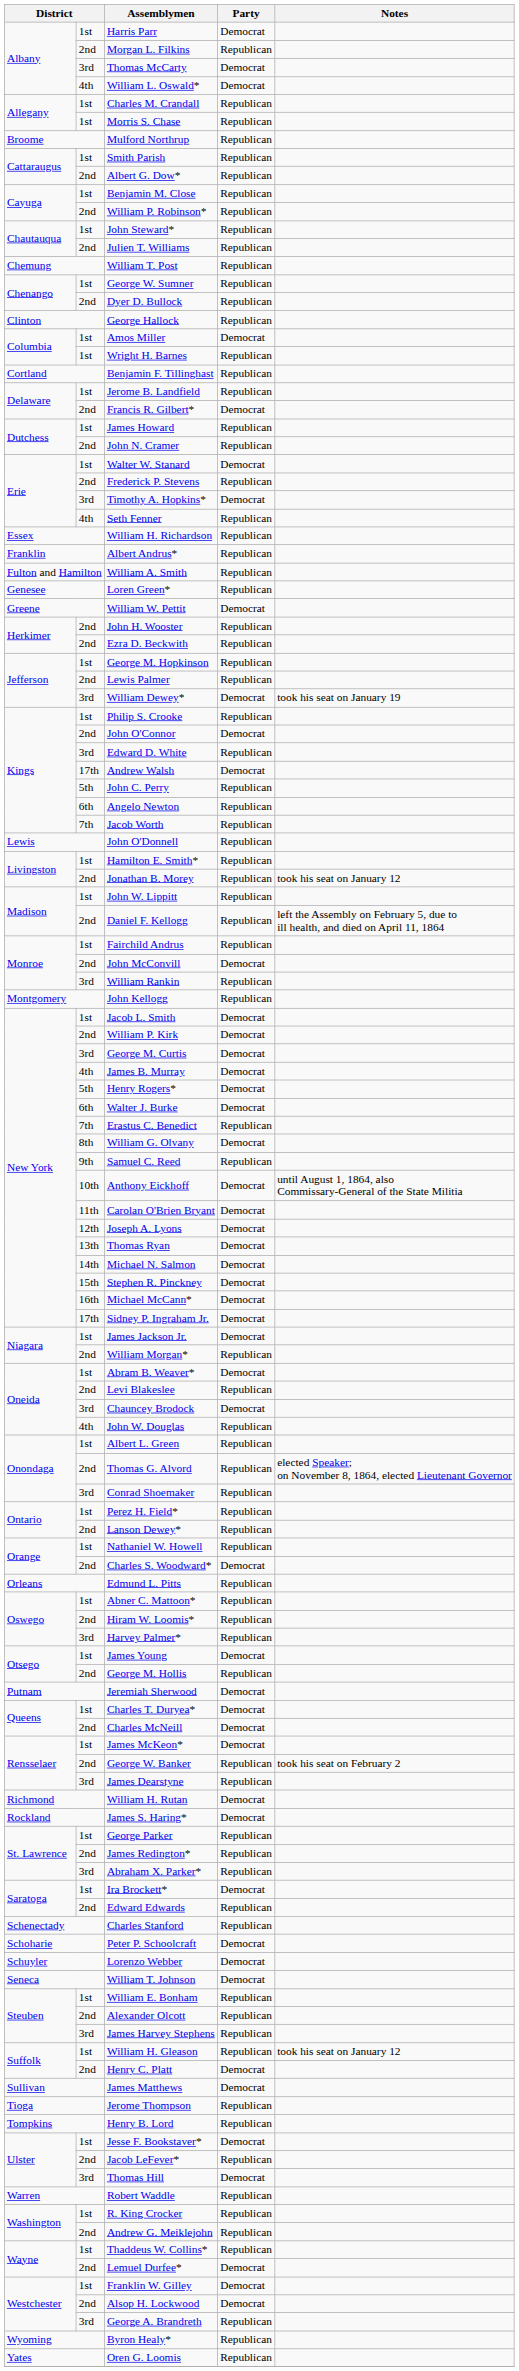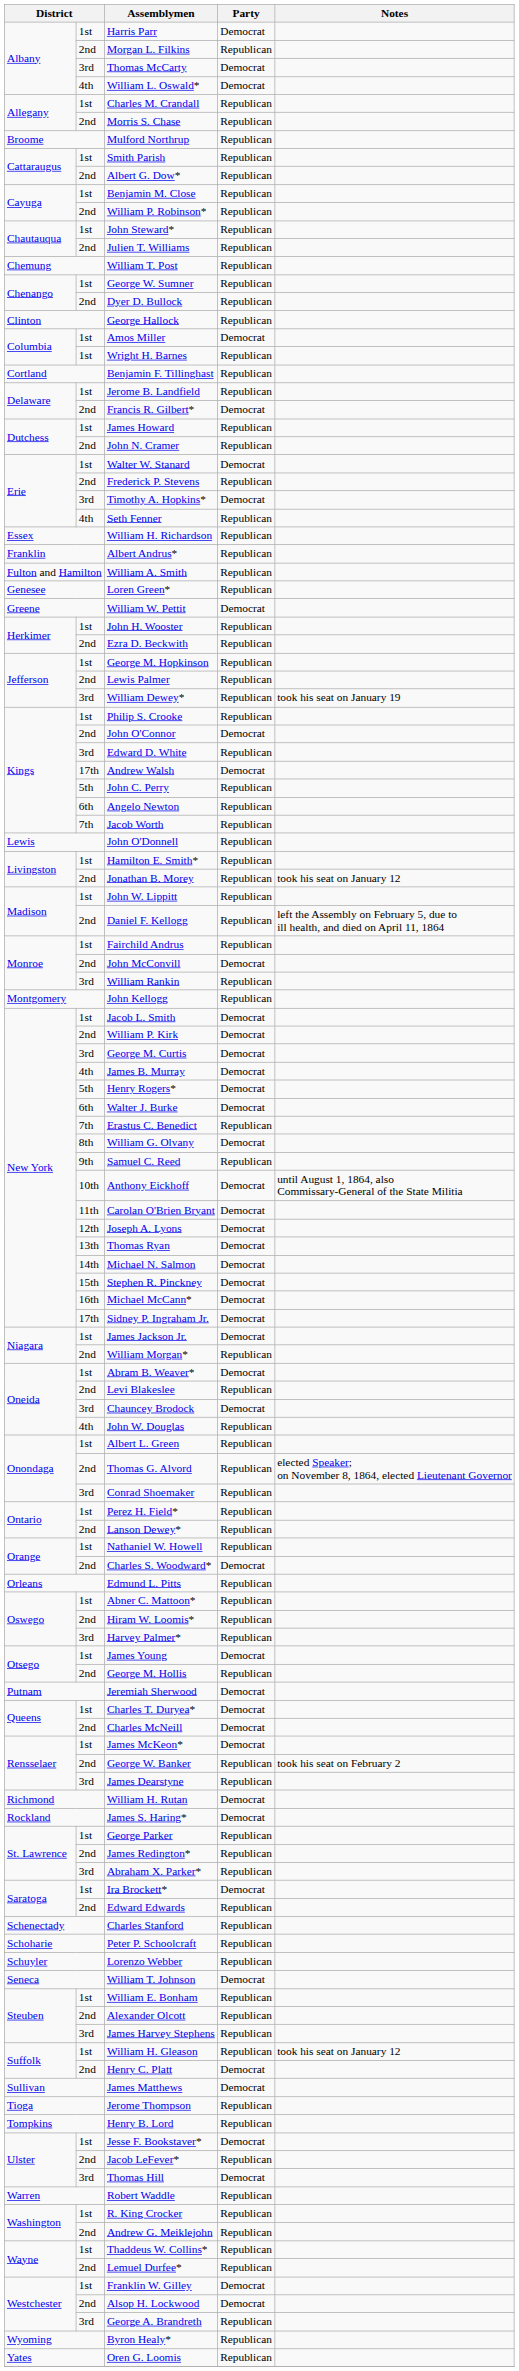(85, 121) 1st -> (87, 121) 2nd
(87, 626) 2nd -> (85, 626) 1st
(243, 698) Democrat -> (246, 698) Republican
(243, 1943) Democrat -> (246, 1943) Republican
(243, 1961) Democrat -> (246, 1961) Republican
(243, 2267) Democrat -> (246, 2267) Republican
